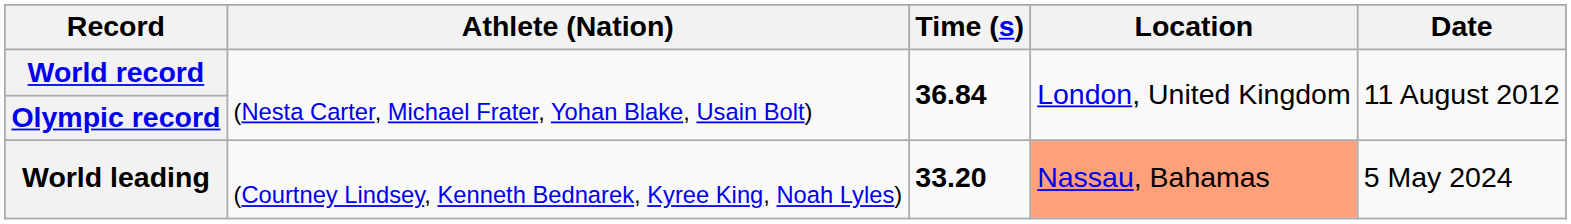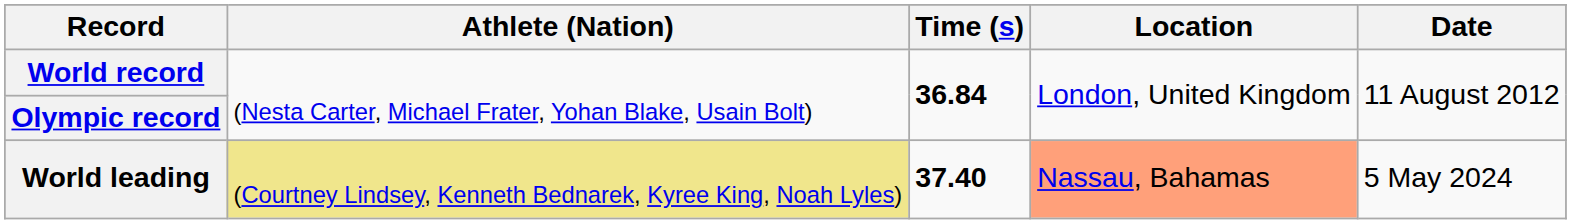(568, 196) no background -> (568, 196) khaki background
(951, 178) 33.20 -> (951, 178) 37.40
